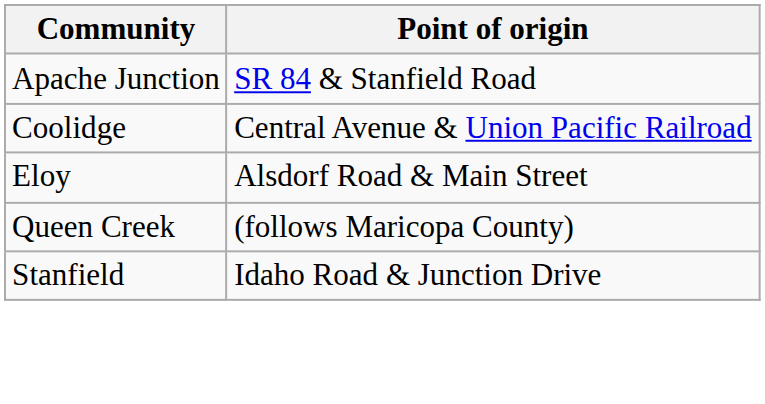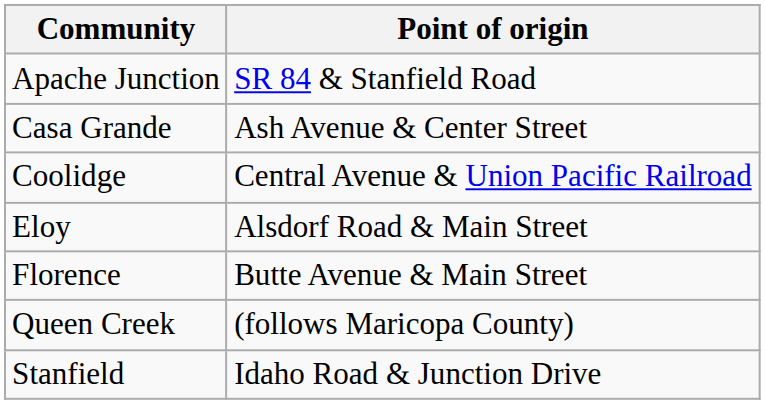+ row: (92, 127)
+ row: (66, 275)
